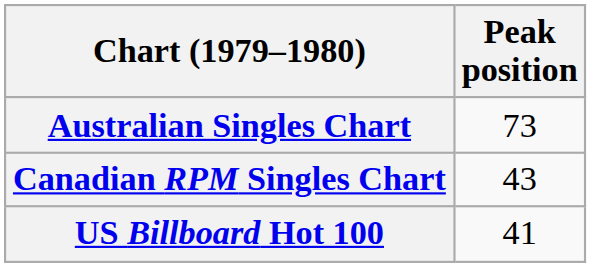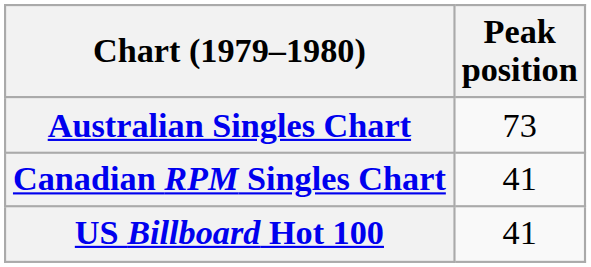(520, 178) 43 -> (520, 178) 41
